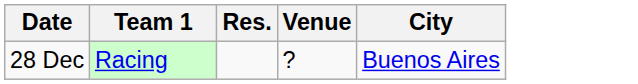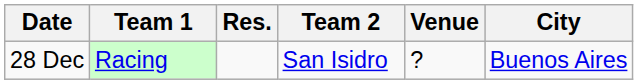+ column: (341, 23)
